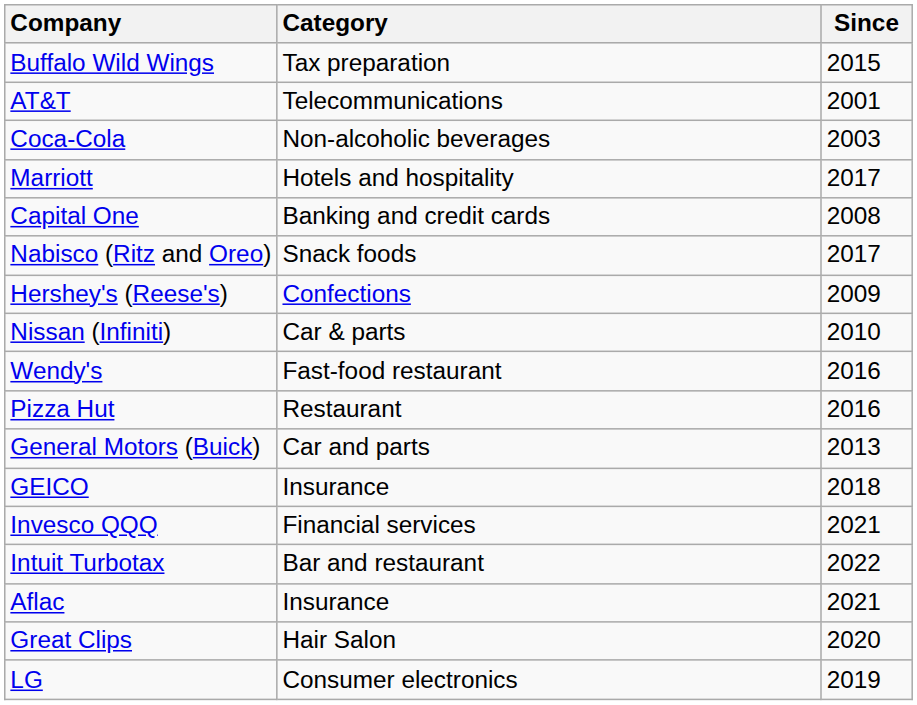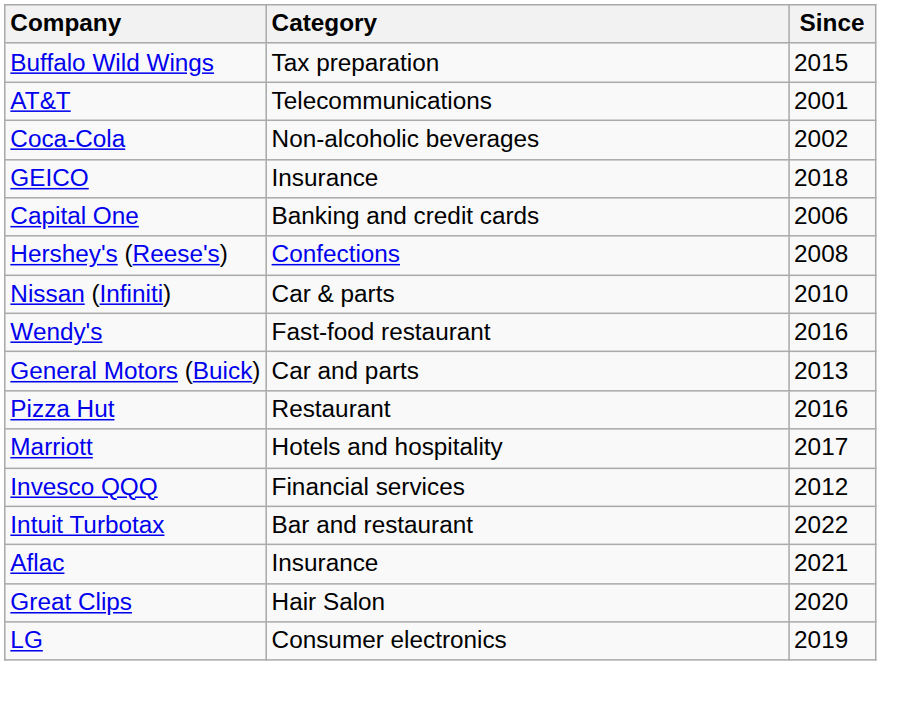(854, 139) 2003 -> (821, 139) 2002
rows swapped: (50, 486) <-> (52, 178)
(854, 216) 2008 -> (821, 216) 2006
- row: (141, 255)
(854, 293) 2009 -> (821, 255) 2008
rows swapped: (62, 409) <-> (135, 448)
(854, 525) 2021 -> (821, 486) 2012
